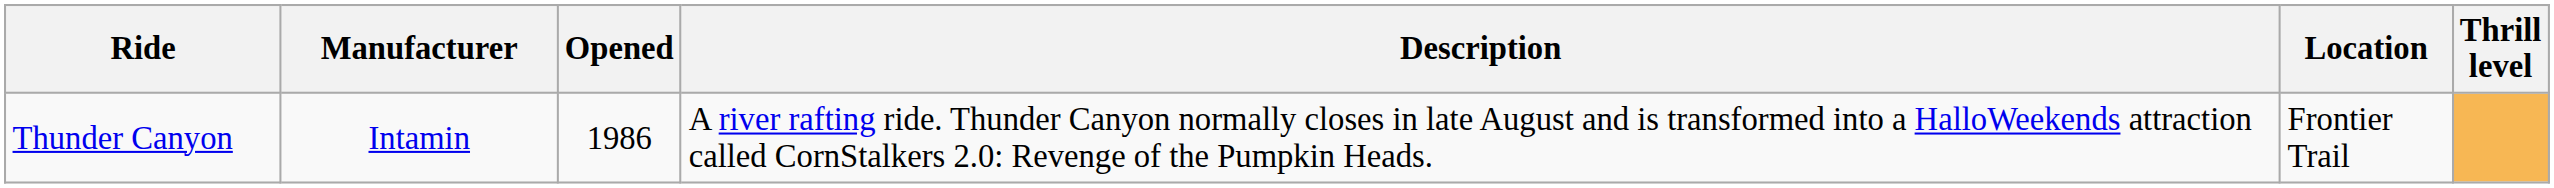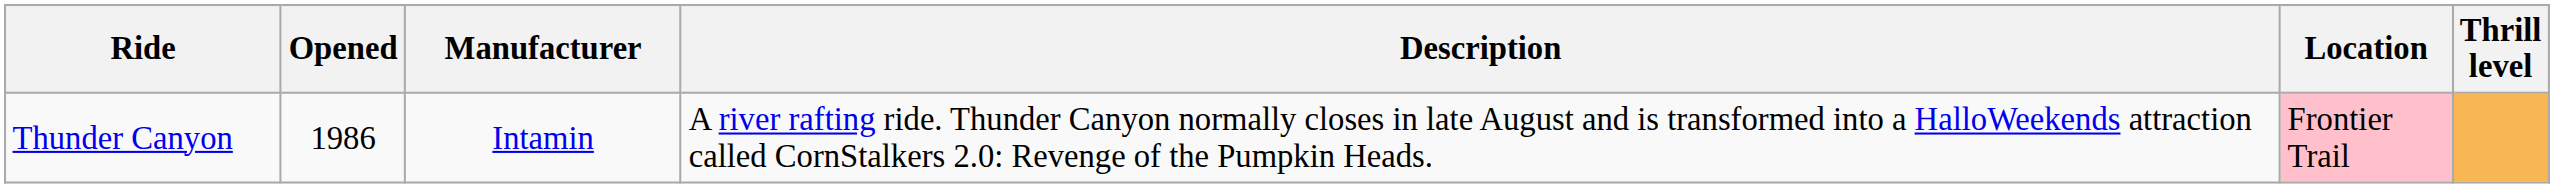columns swapped: (619, 48) <-> (419, 48)
(2340, 137) no background -> (2340, 137) pink background
